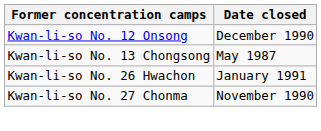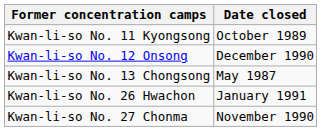+ row: (109, 35)
